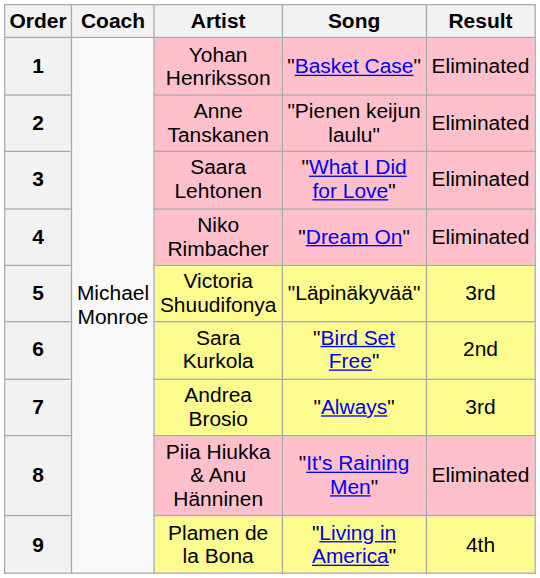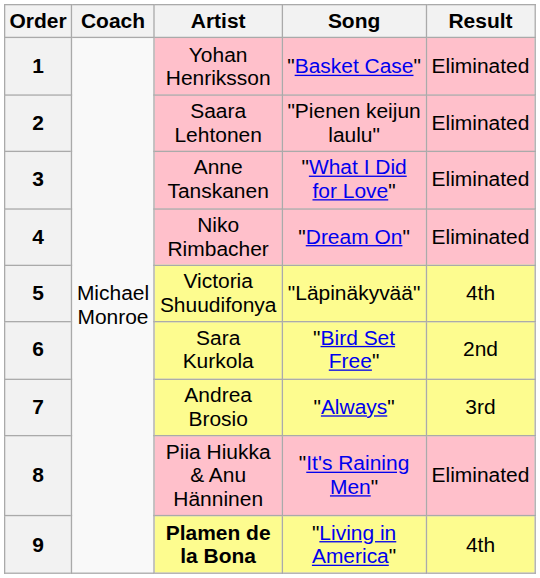(218, 122) Anne Tanskanen -> (218, 122) Saara Lehtonen
(218, 179) Saara Lehtonen -> (218, 179) Anne Tanskanen
(480, 293) 3rd -> (480, 293) 4th
(218, 544) normal -> (218, 544) bold
